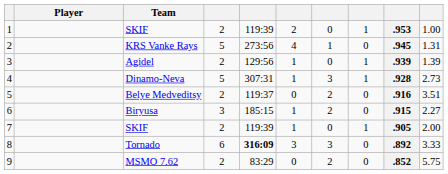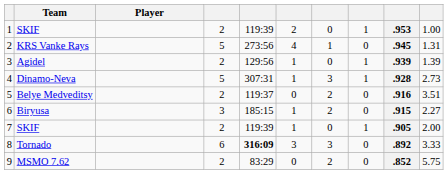columns swapped: (69, 12) <-> (163, 12)
